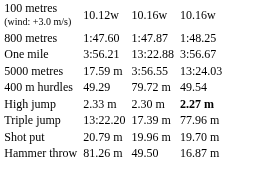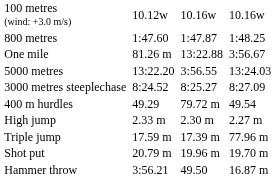(101, 54) 3:56.21 -> (152, 54) 81.26 m
(103, 71) 17.59 m -> (153, 71) 13:22.20
+ row: (65, 87)
(197, 104) bold -> (246, 120) normal
(104, 120) 13:22.20 -> (152, 137) 17.59 m
(103, 153) 81.26 m -> (150, 170) 3:56.21
